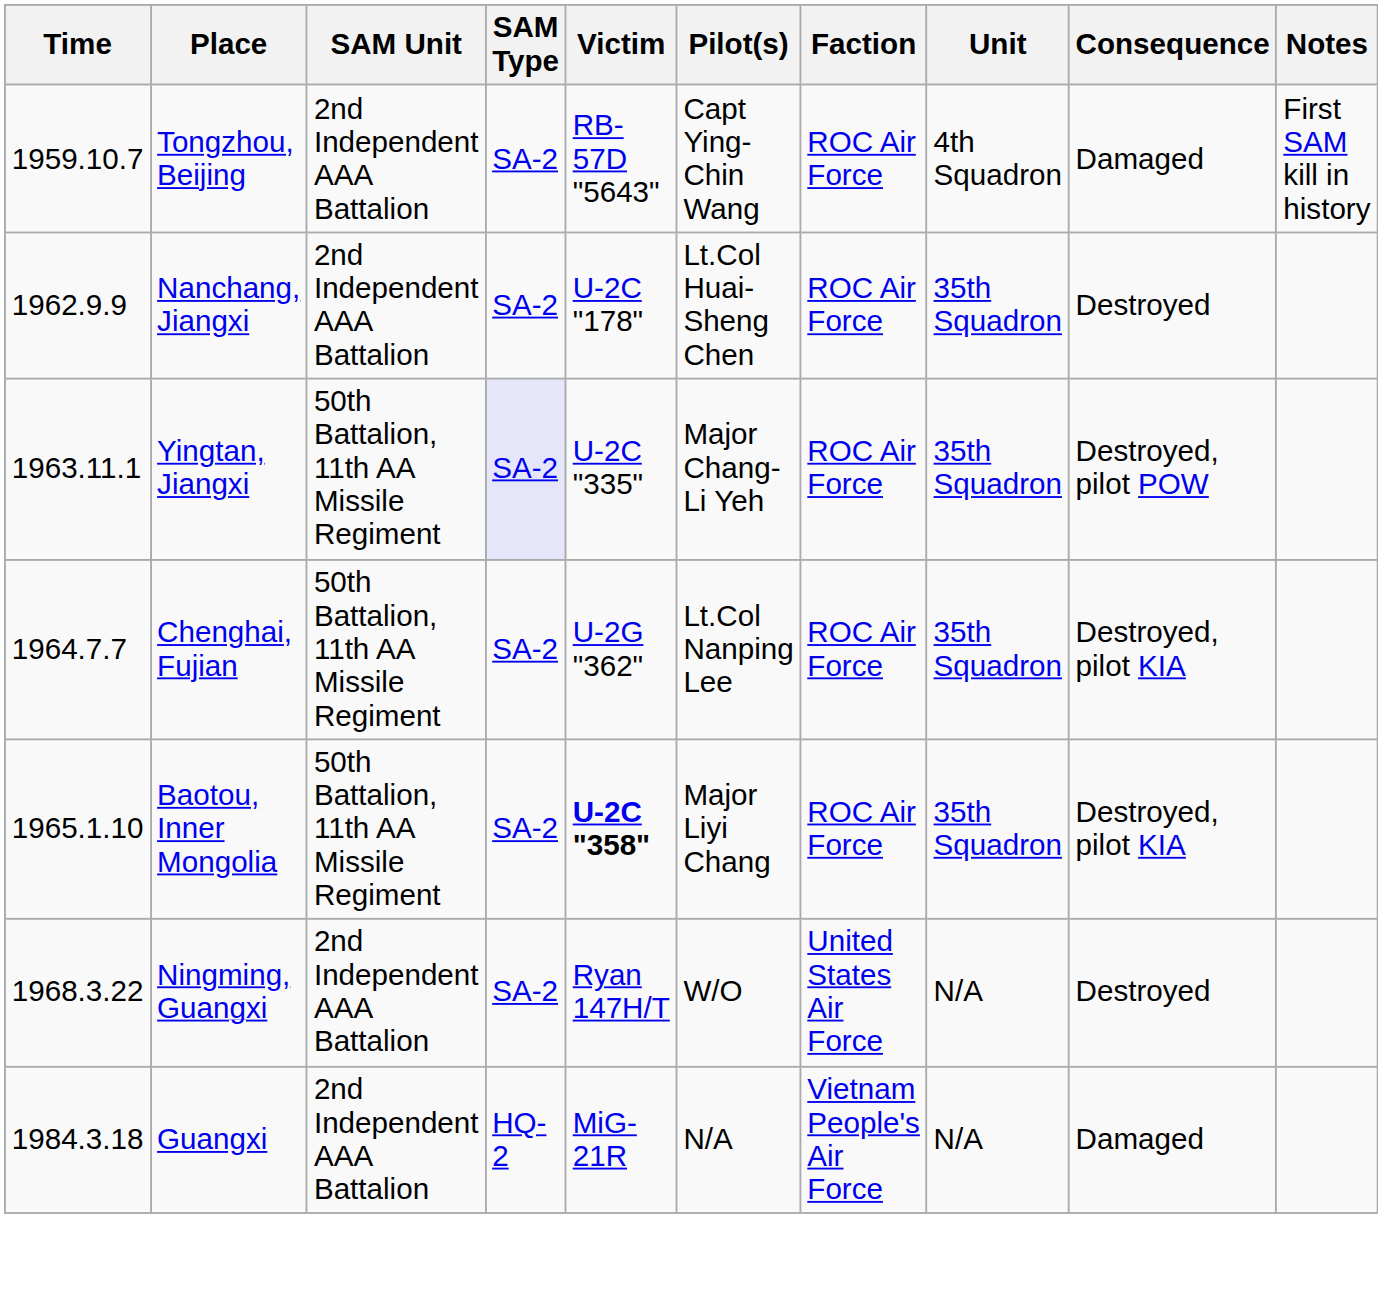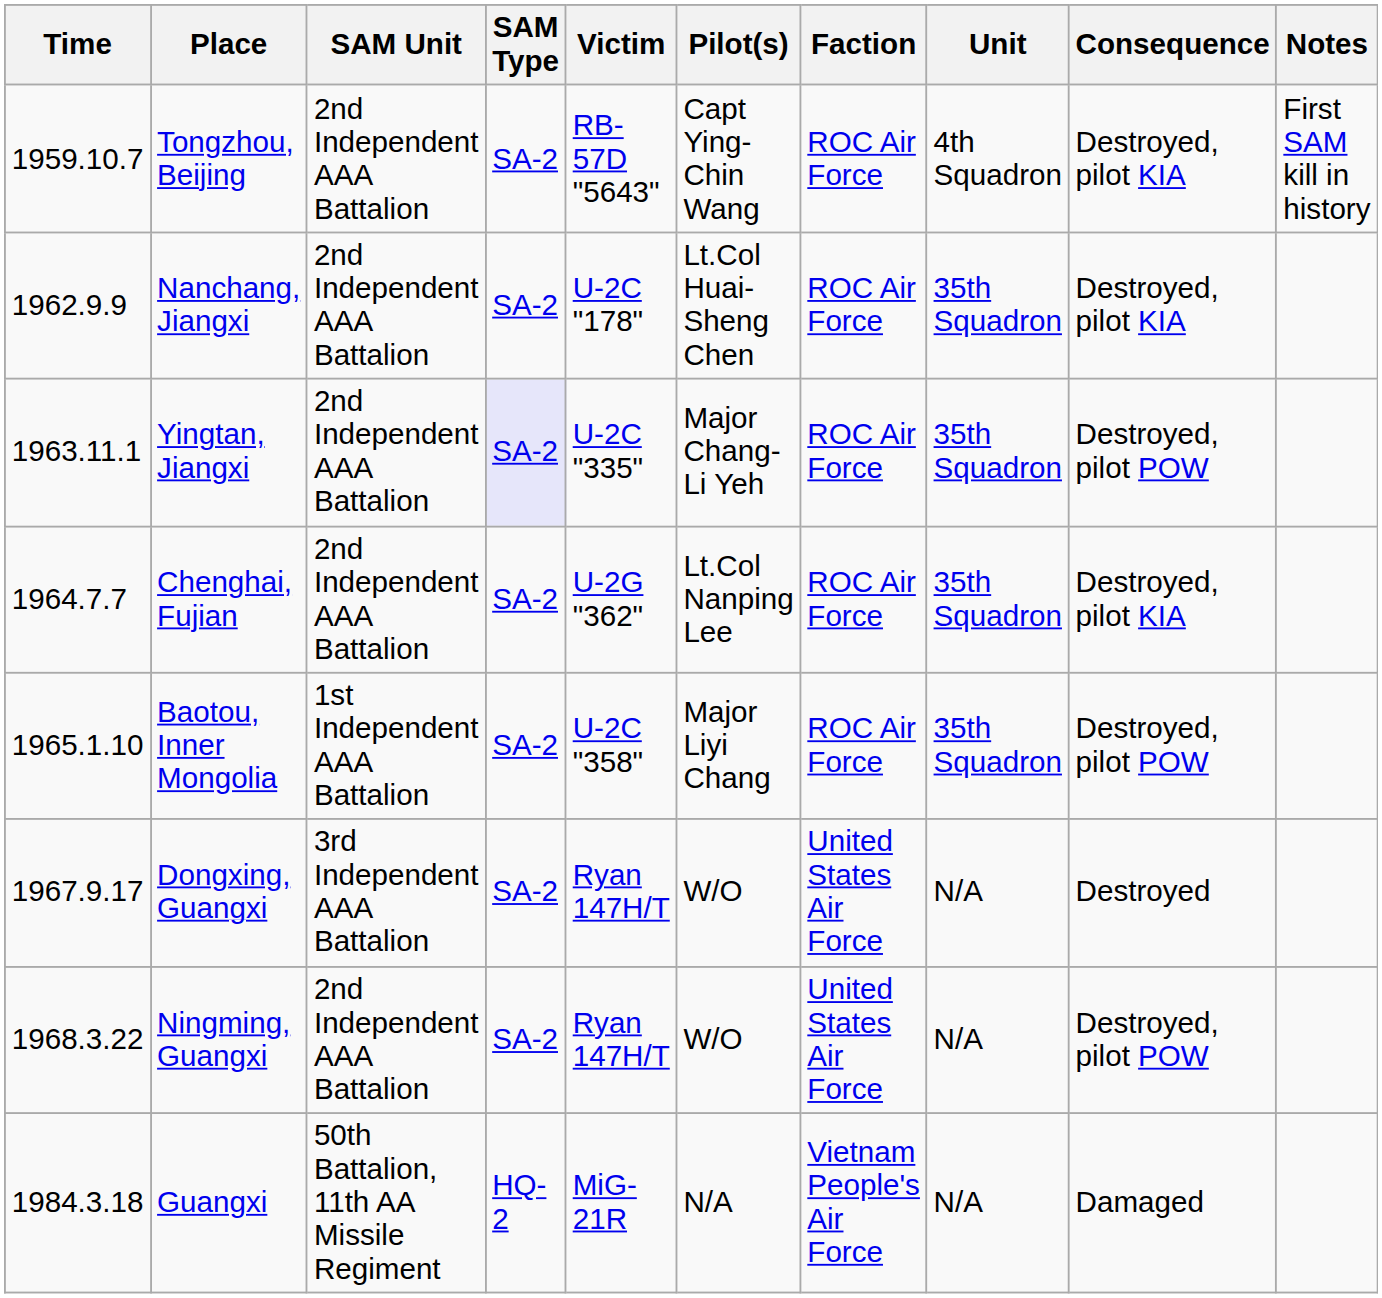(1140, 158) Damaged -> (1147, 158) Destroyed, pilot KIA
(1143, 305) Destroyed -> (1147, 305) Destroyed, pilot KIA
(377, 468) 50th Battalion, 11th AA Missile Regiment -> (396, 451) 2nd Independent AAA Battalion
(377, 648) 50th Battalion, 11th AA Missile Regiment -> (396, 598) 2nd Independent AAA Battalion
(377, 828) 50th Battalion, 11th AA Missile Regiment -> (396, 745) 1st Independent AAA Battalion
(611, 828) bold -> (608, 745) normal
(1147, 828) Destroyed, pilot KIA -> (1147, 745) Destroyed, pilot POW
+ row: (224, 892)
(1143, 992) Destroyed -> (1147, 1039) Destroyed, pilot POW
(396, 1139) 2nd Independent AAA Battalion -> (377, 1202) 50th Battalion, 11th AA Missile Regiment
